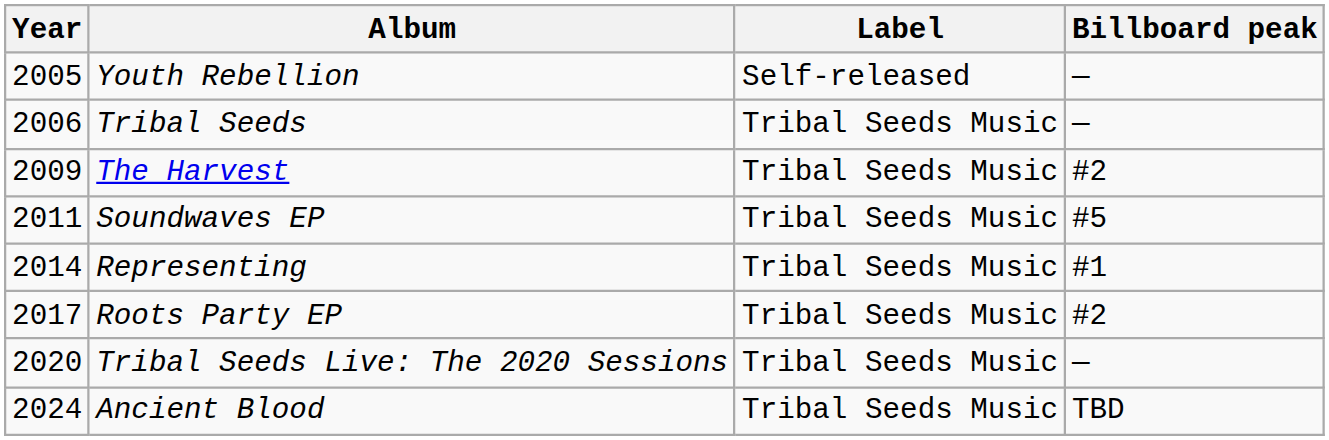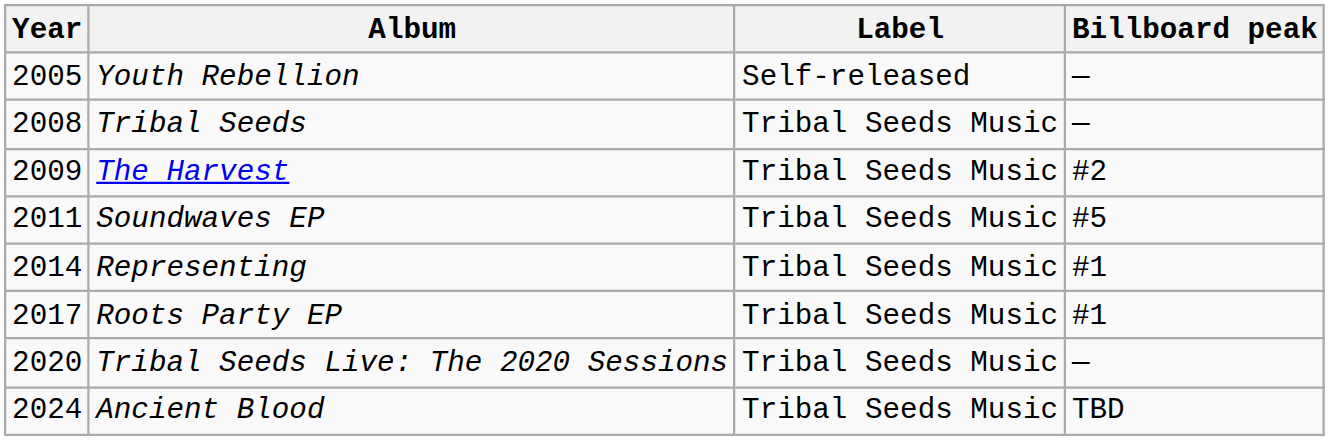(47, 124) 2006 -> (47, 124) 2008
(1090, 315) #2 -> (1090, 315) #1
